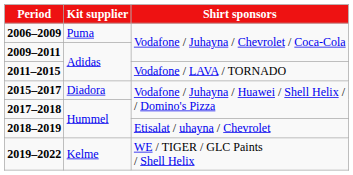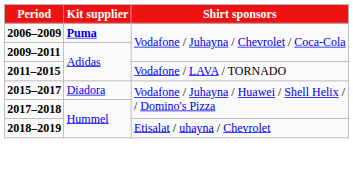(80, 33) normal -> (82, 33) bold
- row: (34, 153)
